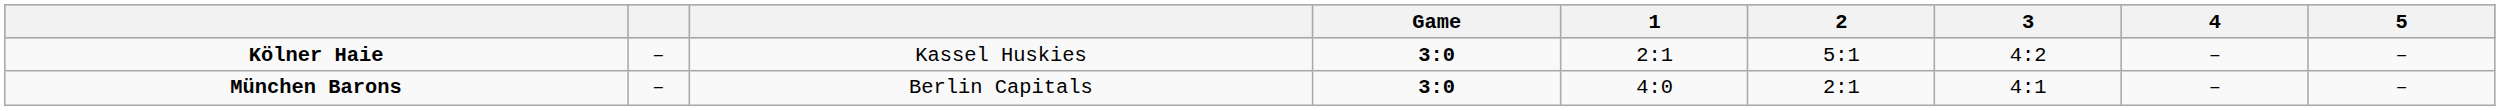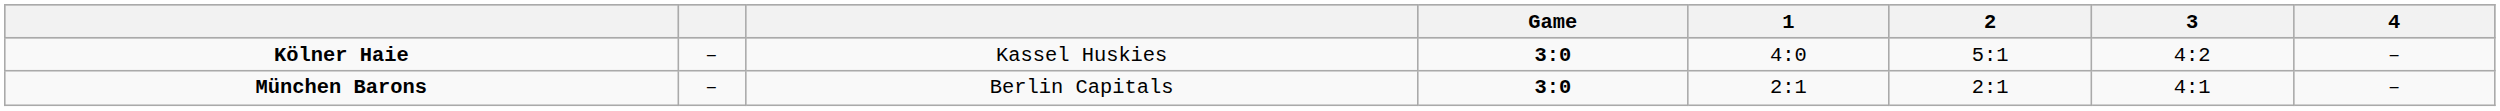- column: (2402, 21)
(1655, 55) 2:1 -> (1788, 55) 4:0
(1655, 88) 4:0 -> (1788, 88) 2:1
